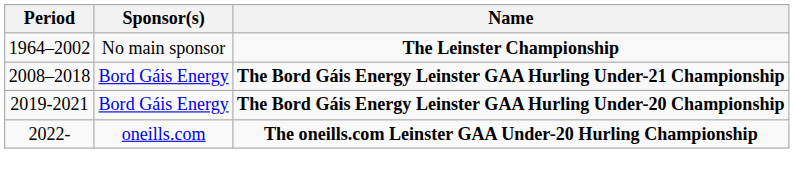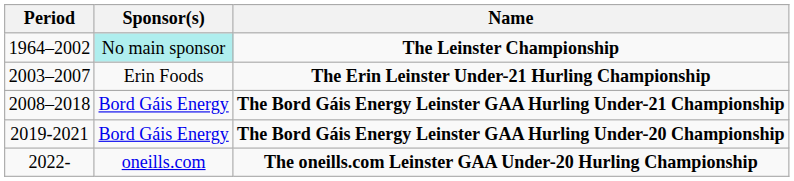(164, 47) no background -> (164, 47) paleturquoise background
+ row: (511, 76)
